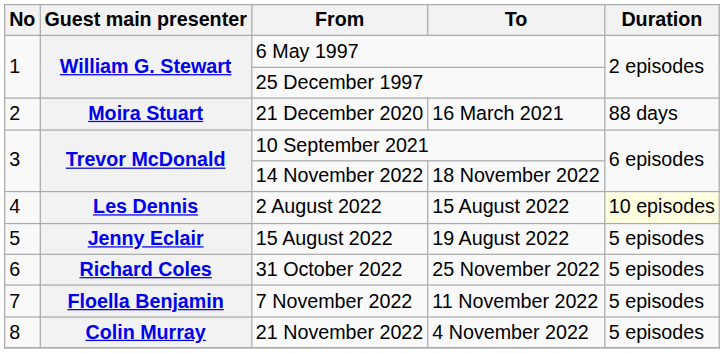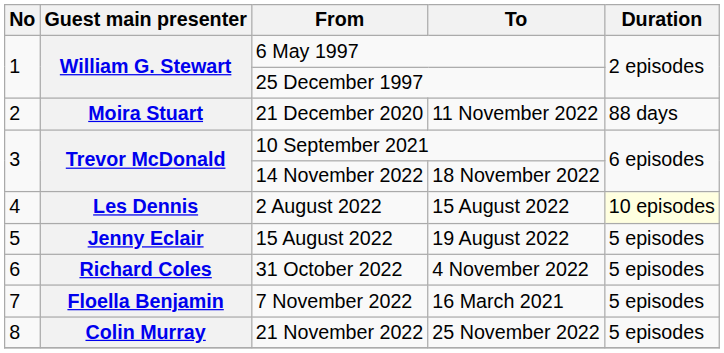(498, 113) 16 March 2021 -> (515, 113) 11 November 2022
(516, 269) 25 November 2022 -> (511, 269) 4 November 2022
(515, 301) 11 November 2022 -> (498, 301) 16 March 2021
(511, 332) 4 November 2022 -> (516, 332) 25 November 2022
